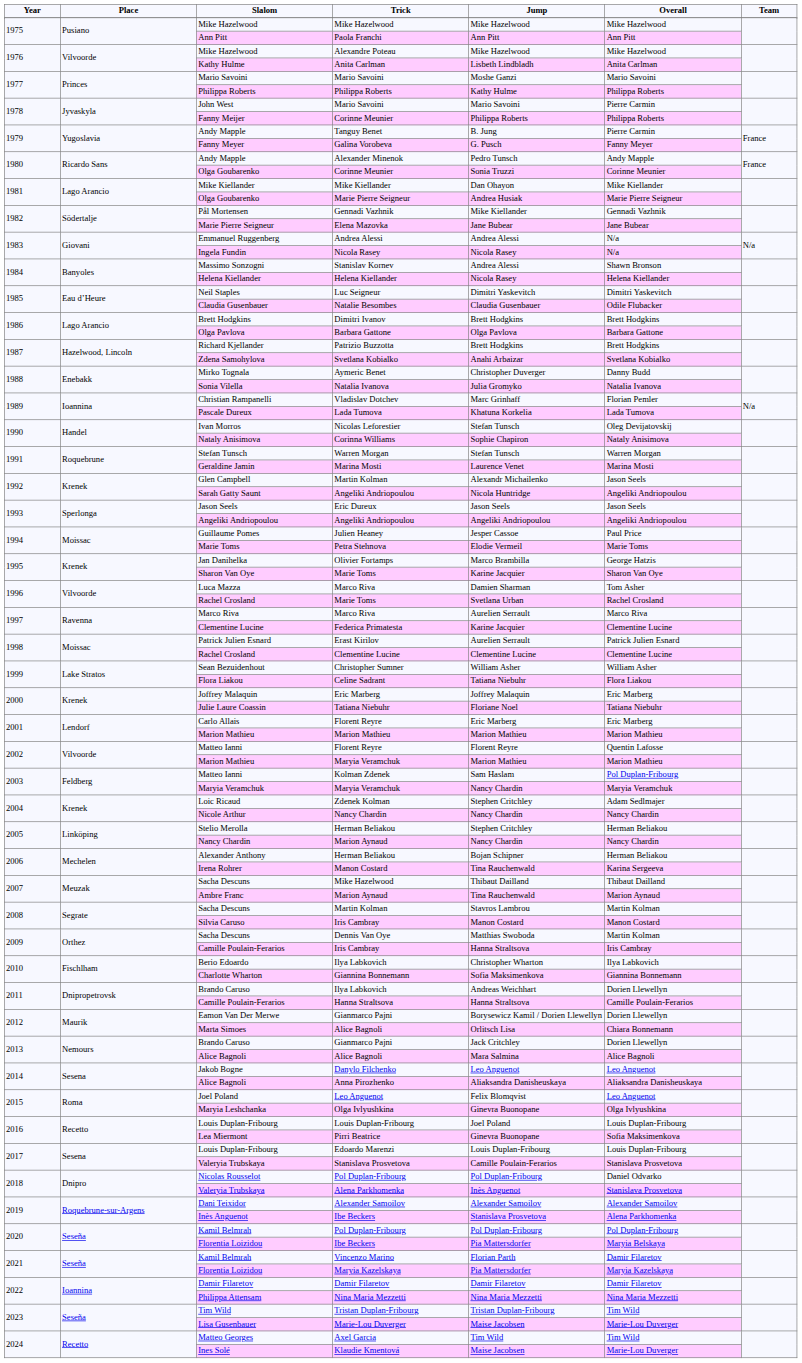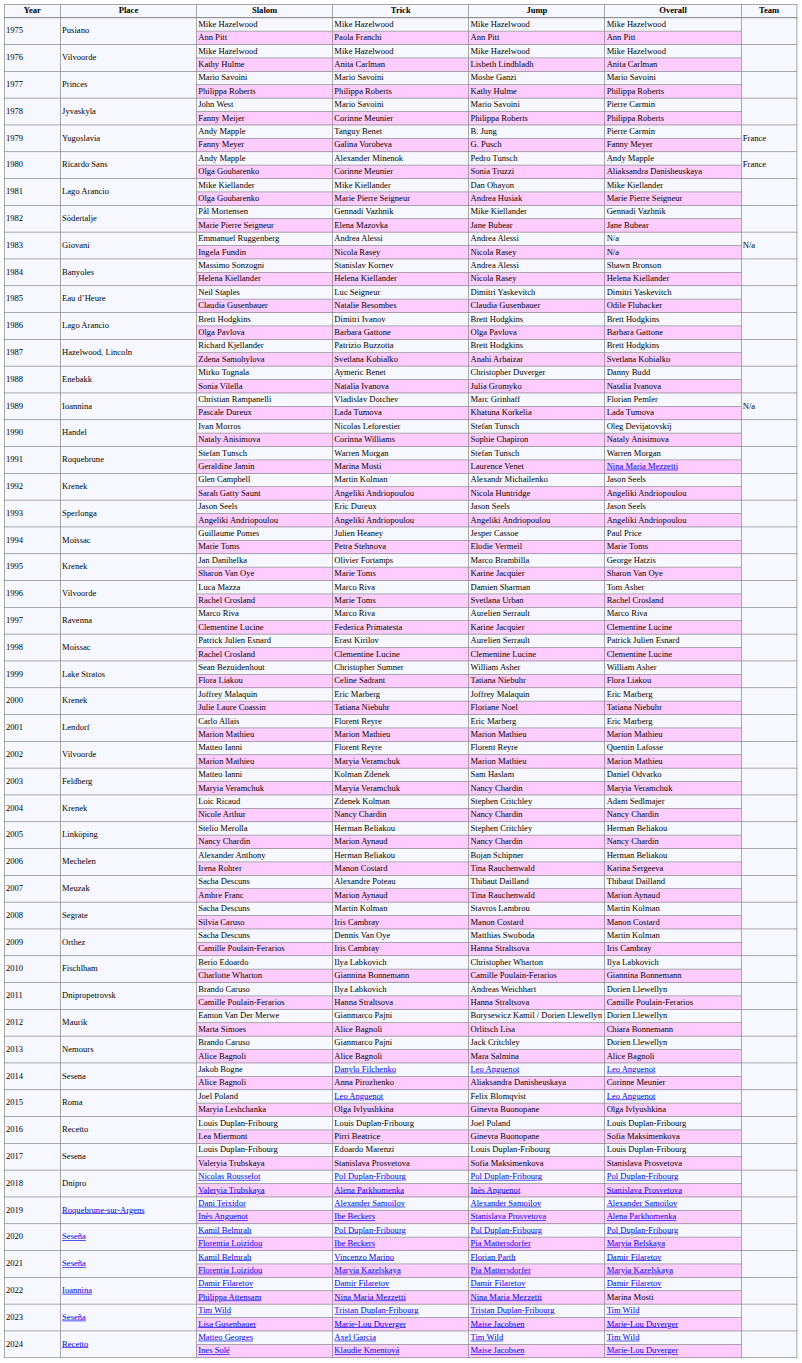(365, 51) Alexandre Poteau -> (364, 51) Mike Hazelwood
(636, 172) Corinne Meunier -> (654, 172) Aliaksandra Danisheuskaya
(630, 466) Marina Mosti -> (642, 466) Nina Maria Mezzetti
(642, 774) Pol Duplan-Fribourg -> (634, 774) Daniel Odvarko
(364, 882) Mike Hazelwood -> (365, 882) Alexandre Poteau
(507, 976) Sofia Maksimenkova -> (514, 976) Camille Poulain-Ferarios
(654, 1083) Aliaksandra Danisheuskaya -> (636, 1083) Corinne Meunier
(514, 1163) Camille Poulain-Ferarios -> (507, 1163) Sofia Maksimenkova
(634, 1177) Daniel Odvarko -> (642, 1177) Pol Duplan-Fribourg
(642, 1297) Nina Maria Mezzetti -> (630, 1297) Marina Mosti
